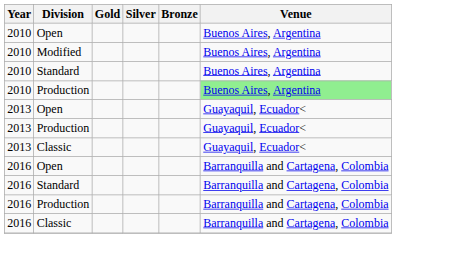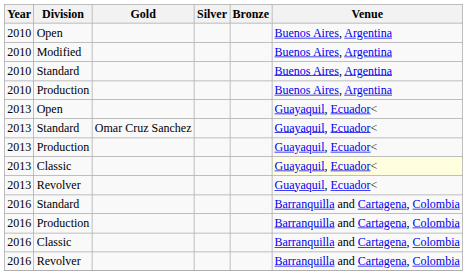(262, 90) lightgreen background -> (333, 90) no background
+ row: (19, 128)
(255, 147) no background -> (326, 166) lightyellow background
+ row: (19, 185)
- row: (19, 166)
+ row: (19, 261)
